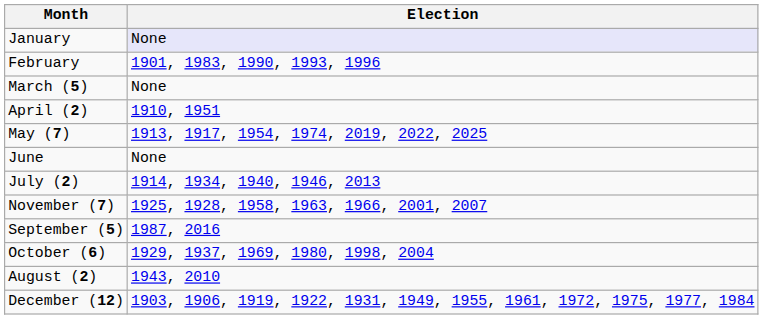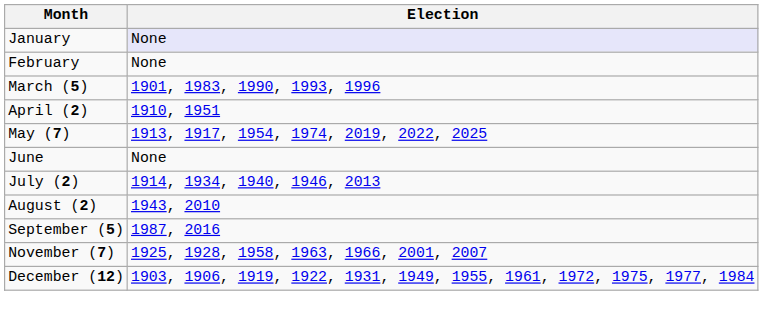(256, 64) 1901, 1983, 1990, 1993, 1996 -> (149, 64) None
(149, 88) None -> (256, 88) 1901, 1983, 1990, 1993, 1996
rows swapped: (53, 278) <-> (62, 207)
- row: (57, 255)
